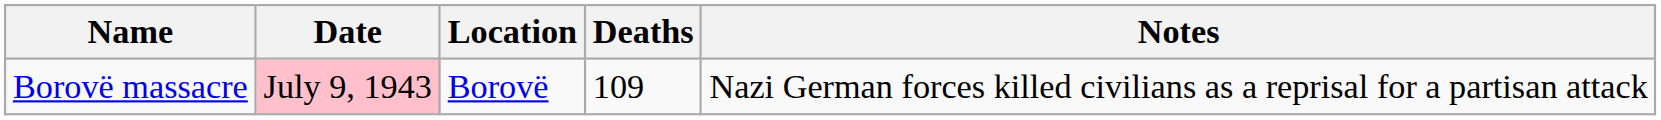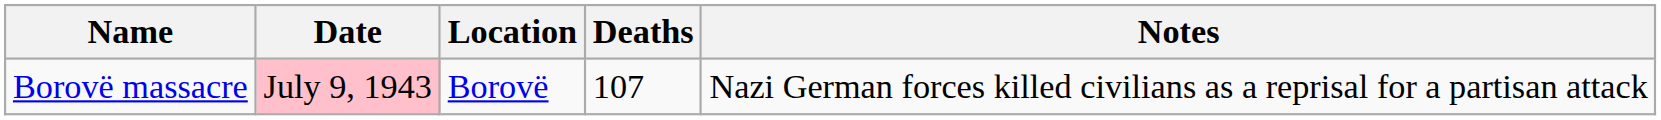(619, 85) 109 -> (619, 85) 107
